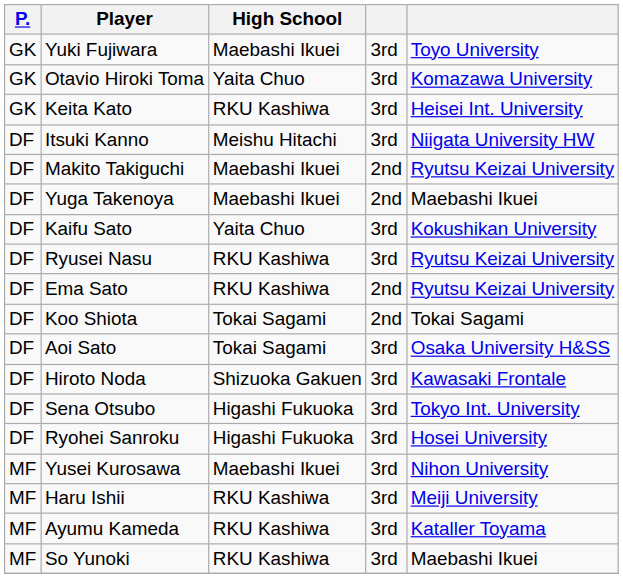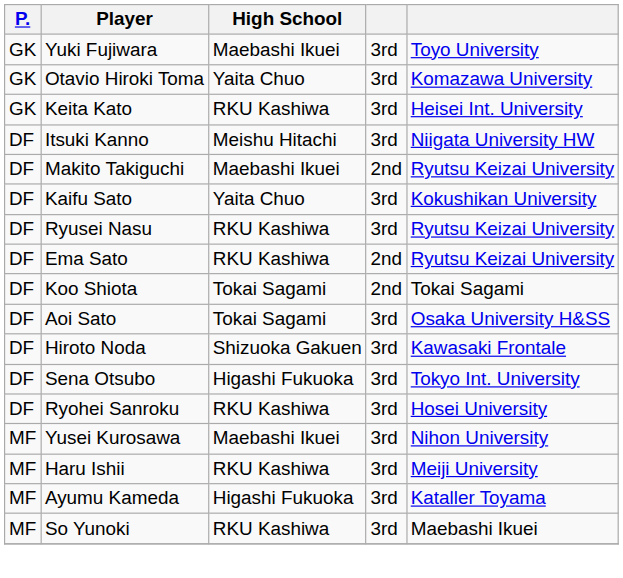- row: (109, 199)
(283, 438) Higashi Fukuoka -> (271, 408) RKU Kashiwa
(271, 528) RKU Kashiwa -> (283, 498) Higashi Fukuoka
